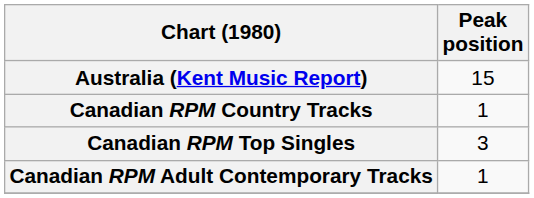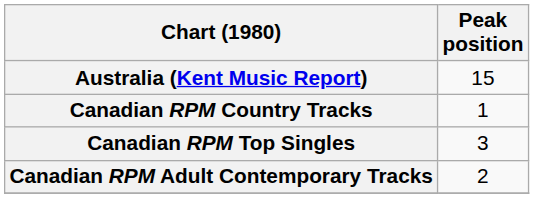(483, 176) 1 -> (483, 176) 2
